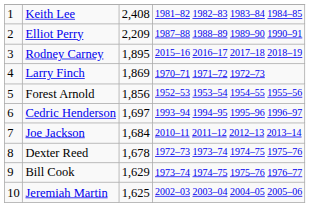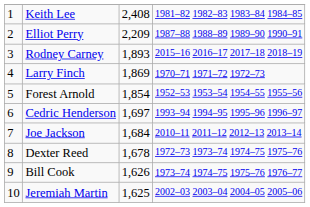(136, 53) 1,895 -> (136, 53) 1,893
(136, 93) 1,856 -> (136, 93) 1,854
(136, 172) 1,629 -> (136, 172) 1,626
